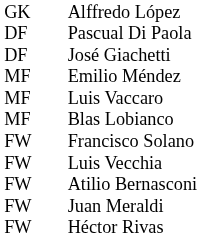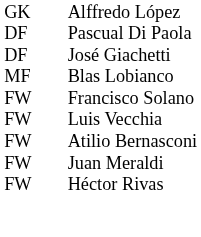- row: (124, 76)
- row: (115, 98)
